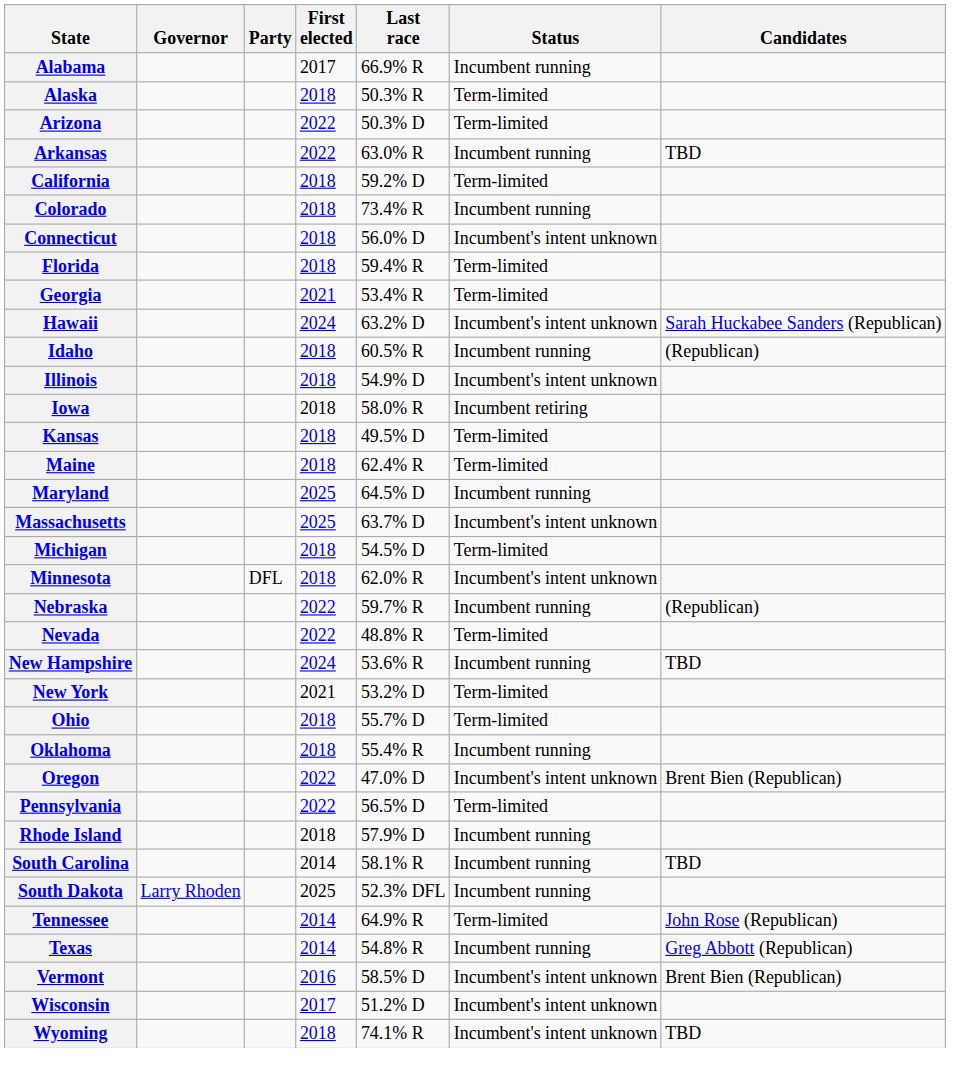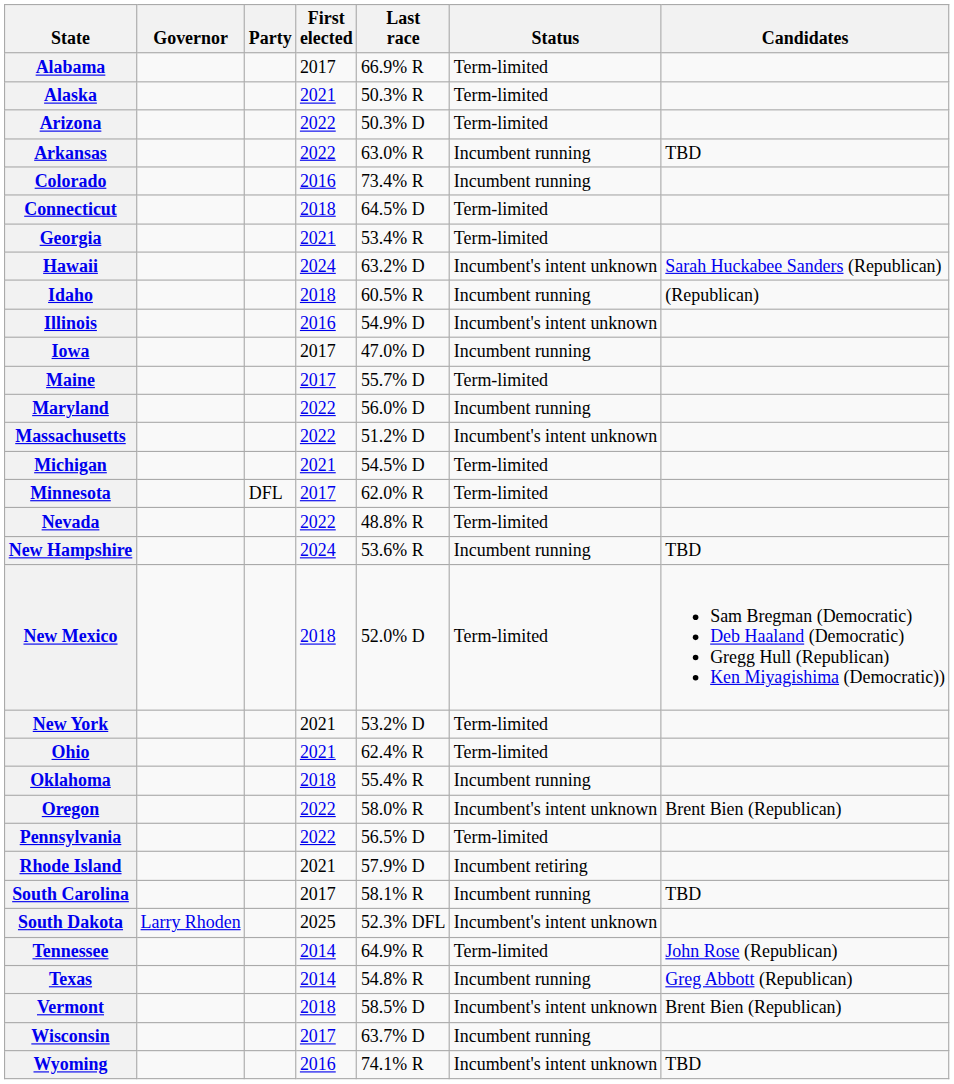(522, 67) Incumbent running -> (501, 67) Term-limited
(318, 95) 2018 -> (318, 95) 2021
- row: (70, 180)
(318, 209) 2018 -> (318, 180) 2016
(393, 237) 56.0% D -> (393, 209) 64.5% D
(555, 237) Incumbent's intent unknown -> (501, 209) Term-limited
- row: (70, 266)
(318, 379) 2018 -> (318, 323) 2016
(318, 408) 2018 -> (318, 351) 2017
(392, 408) 58.0% R -> (393, 351) 47.0% D
(521, 408) Incumbent retiring -> (522, 351) Incumbent running
- row: (70, 436)
(318, 465) 2018 -> (318, 379) 2017
(392, 465) 62.4% R -> (393, 379) 55.7% D
(318, 493) 2025 -> (318, 408) 2022
(393, 493) 64.5% D -> (393, 408) 56.0% D
(318, 522) 2025 -> (318, 436) 2022
(393, 522) 63.7% D -> (393, 436) 51.2% D
(318, 550) 2018 -> (318, 465) 2021
(318, 578) 2018 -> (318, 493) 2017
(555, 578) Incumbent's intent unknown -> (501, 493) Term-limited
- row: (71, 607)
+ row: (70, 637)
(318, 720) 2018 -> (318, 752) 2021
(393, 720) 55.7% D -> (392, 752) 62.4% R
(393, 777) 47.0% D -> (392, 809) 58.0% R
(318, 834) 2018 -> (318, 865) 2021
(522, 834) Incumbent running -> (521, 865) Incumbent retiring
(318, 863) 2014 -> (318, 894) 2017
(522, 891) Incumbent running -> (555, 922) Incumbent's intent unknown
(318, 976) 2016 -> (318, 1007) 2018
(393, 1005) 51.2% D -> (393, 1036) 63.7% D
(555, 1005) Incumbent's intent unknown -> (522, 1036) Incumbent running
(318, 1033) 2018 -> (318, 1064) 2016
